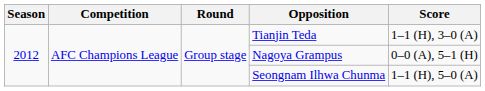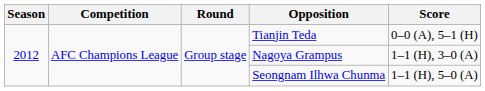(434, 34) 1–1 (H), 3–0 (A) -> (434, 34) 0–0 (A), 5–1 (H)
(434, 55) 0–0 (A), 5–1 (H) -> (434, 55) 1–1 (H), 3–0 (A)
